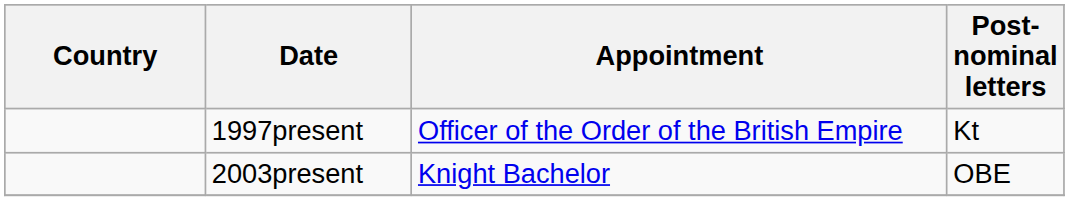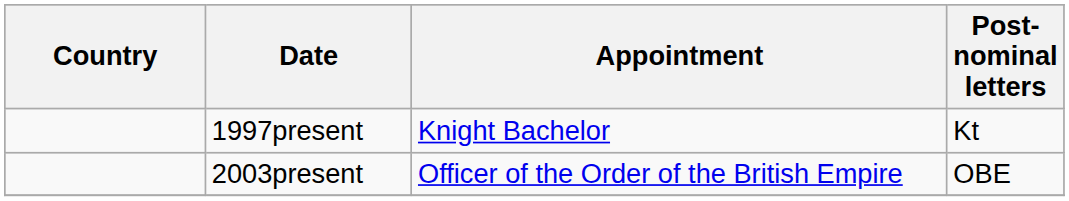(660, 130) Officer of the Order of the British Empire -> (514, 130) Knight Bachelor
(514, 173) Knight Bachelor -> (660, 173) Officer of the Order of the British Empire
